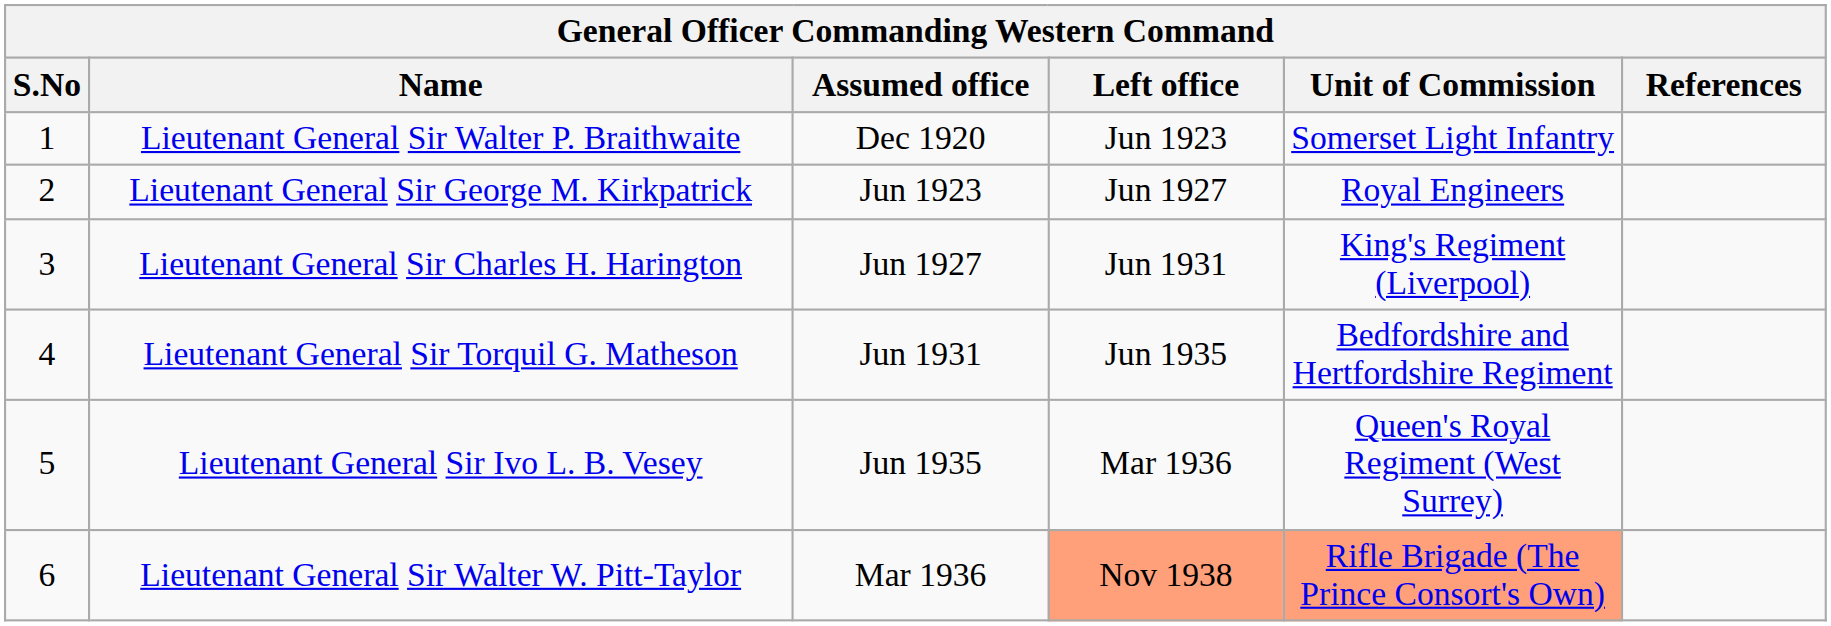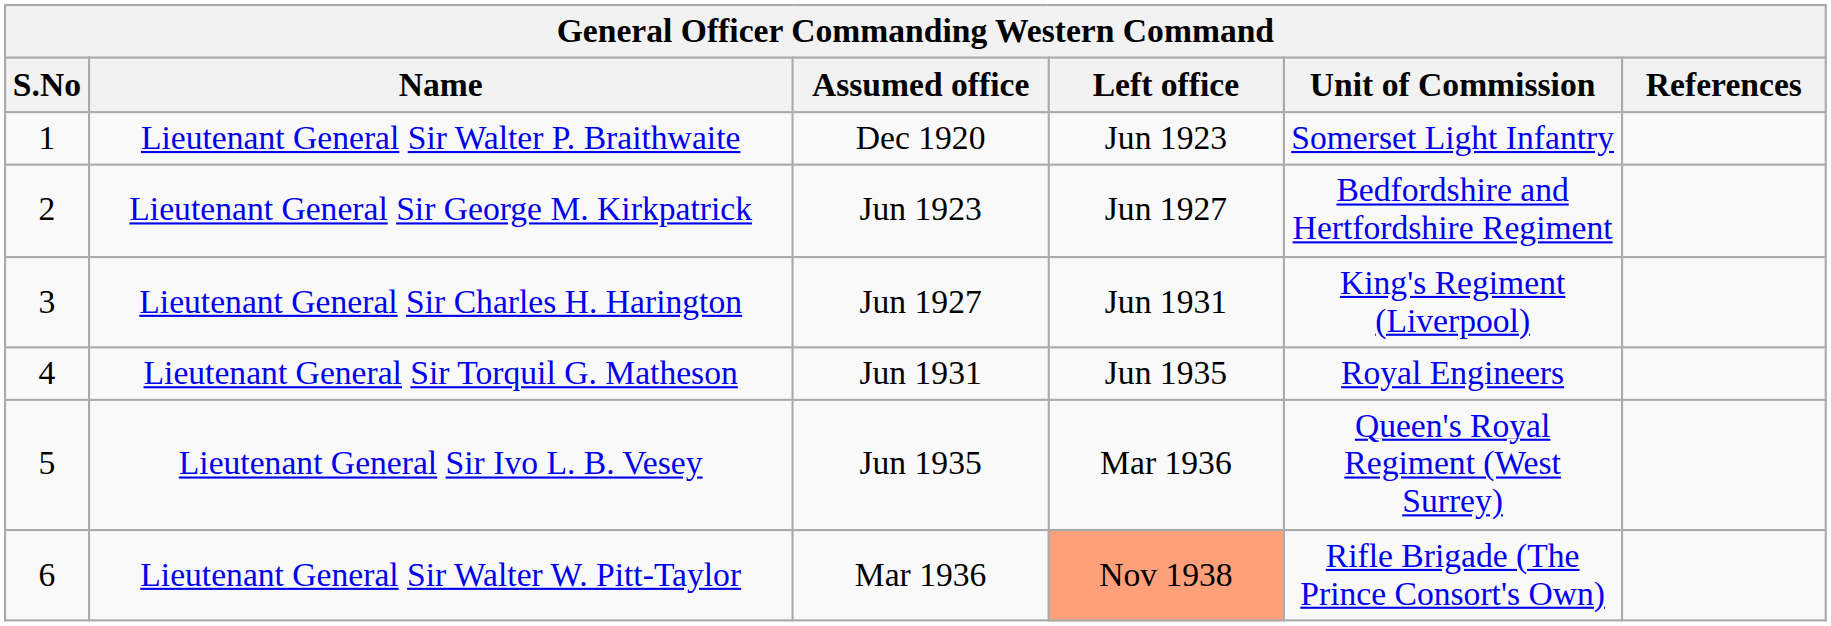(1453, 191) Royal Engineers -> (1453, 209) Bedfordshire and Hertfordshire Regiment
(1453, 354) Bedfordshire and Hertfordshire Regiment -> (1453, 373) Royal Engineers
(1453, 574) lightsalmon background -> (1453, 574) no background
